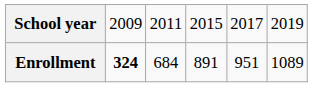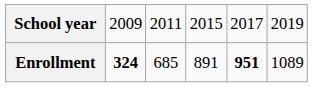(166, 62) 684 -> (166, 62) 685
(247, 62) normal -> (247, 62) bold
